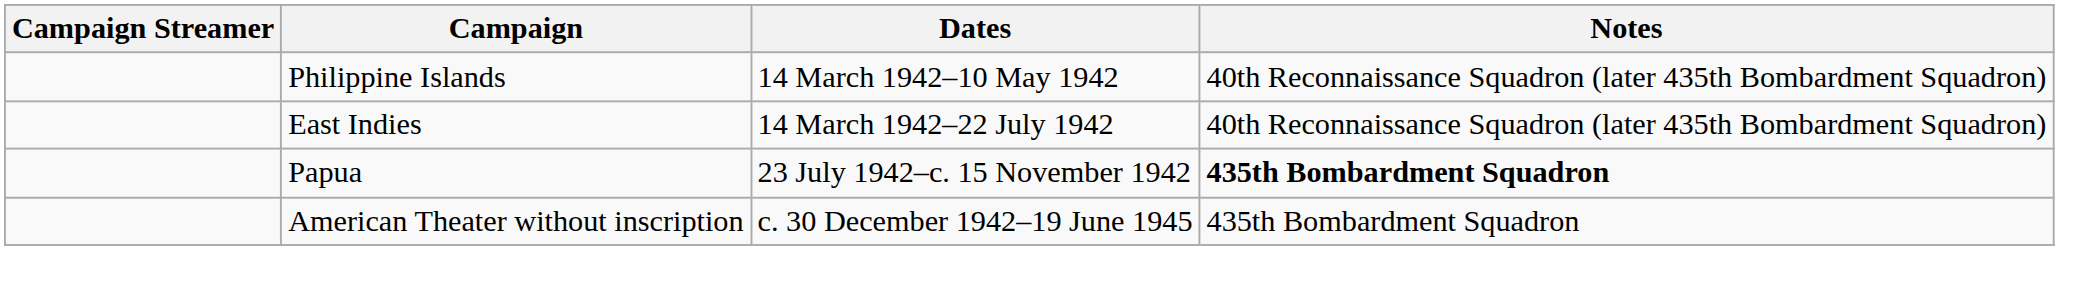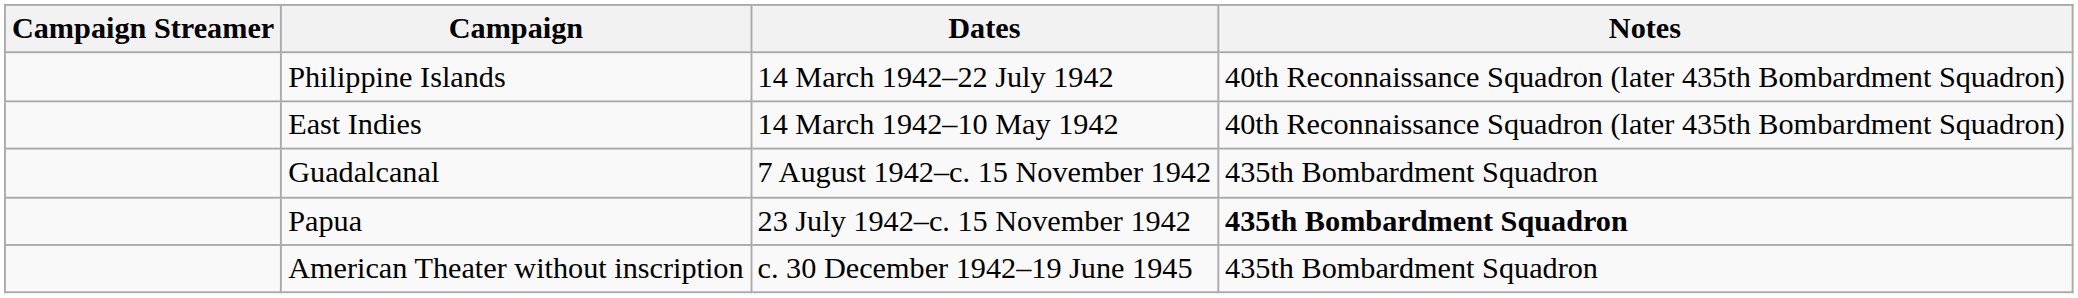(938, 76) 14 March 1942–10 May 1942 -> (936, 76) 14 March 1942–22 July 1942
(936, 124) 14 March 1942–22 July 1942 -> (938, 124) 14 March 1942–10 May 1942
+ row: (364, 172)
